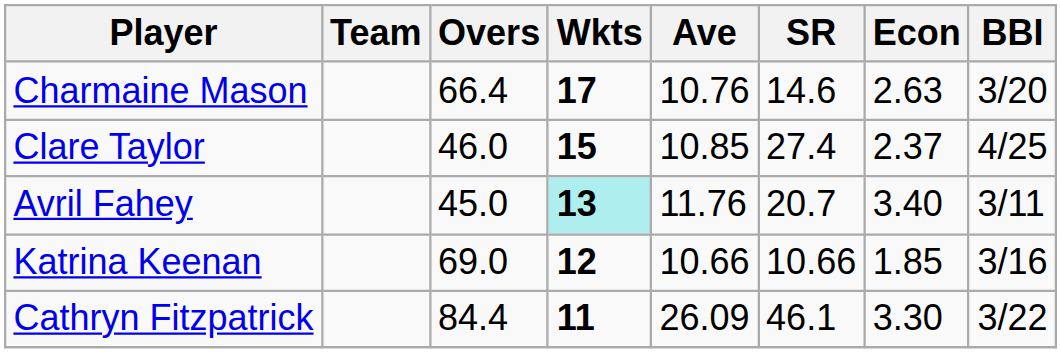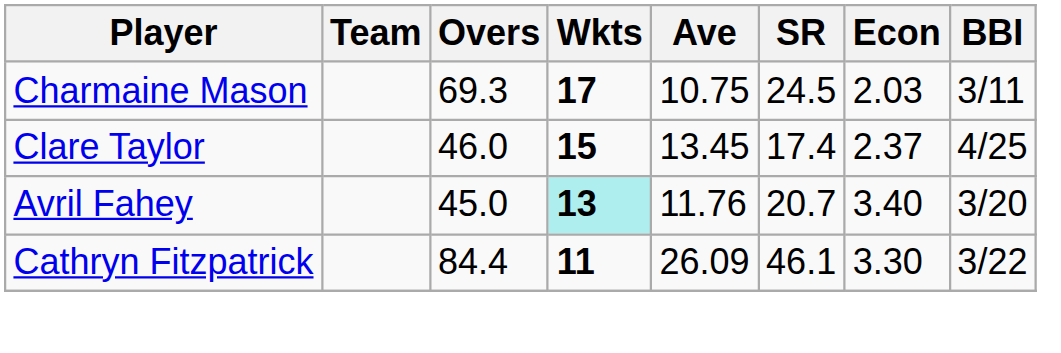(473, 90) 66.4 -> (473, 90) 69.3
(704, 90) 10.76 -> (704, 90) 10.75
(801, 90) 14.6 -> (801, 90) 24.5
(908, 90) 2.63 -> (888, 90) 2.03
(1012, 90) 3/20 -> (991, 90) 3/11
(704, 147) 10.85 -> (704, 147) 13.45
(801, 147) 27.4 -> (801, 147) 17.4
(1011, 204) 3/11 -> (992, 204) 3/20
- row: (138, 261)
